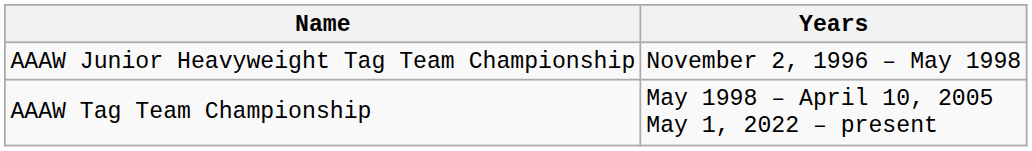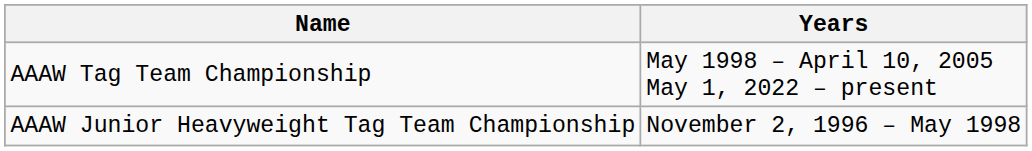rows swapped: (323, 61) <-> (191, 113)
